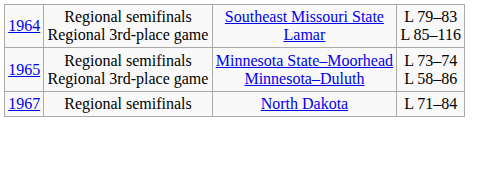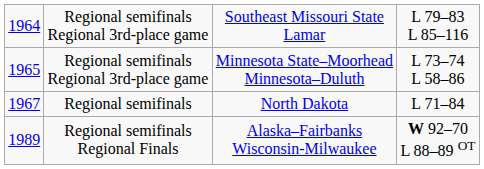+ row: (128, 140)
